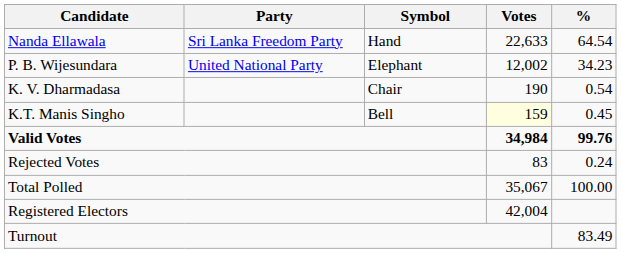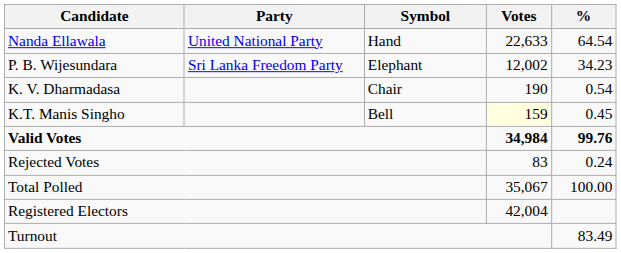(265, 41) Sri Lanka Freedom Party -> (255, 41) United National Party
(255, 65) United National Party -> (265, 65) Sri Lanka Freedom Party
